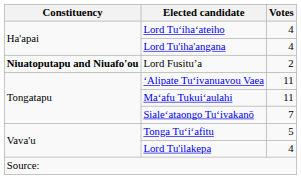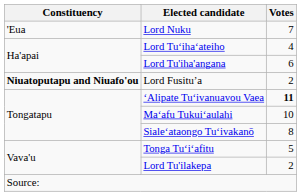+ row: (167, 30)
(291, 47) 4 -> (291, 64) 6
(288, 81) normal -> (289, 98) bold
(288, 98) 11 -> (288, 115) 10
(291, 115) 7 -> (291, 132) 8
(291, 149) 4 -> (291, 166) 2
